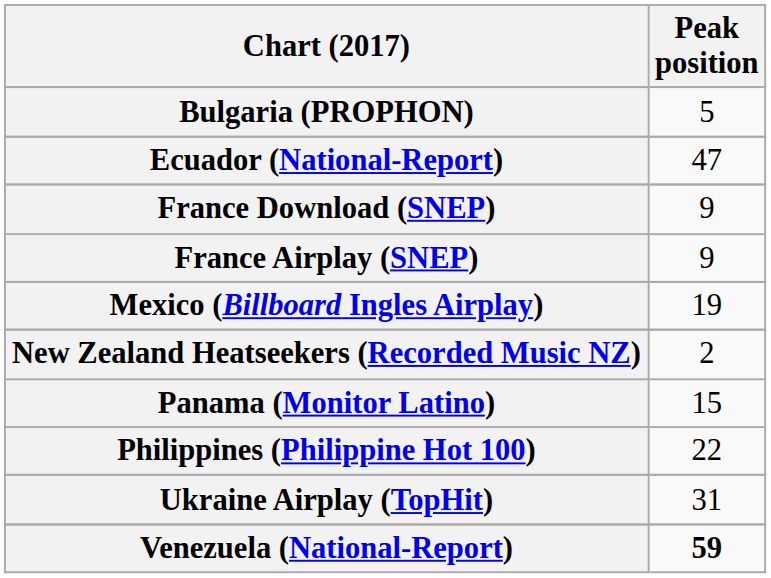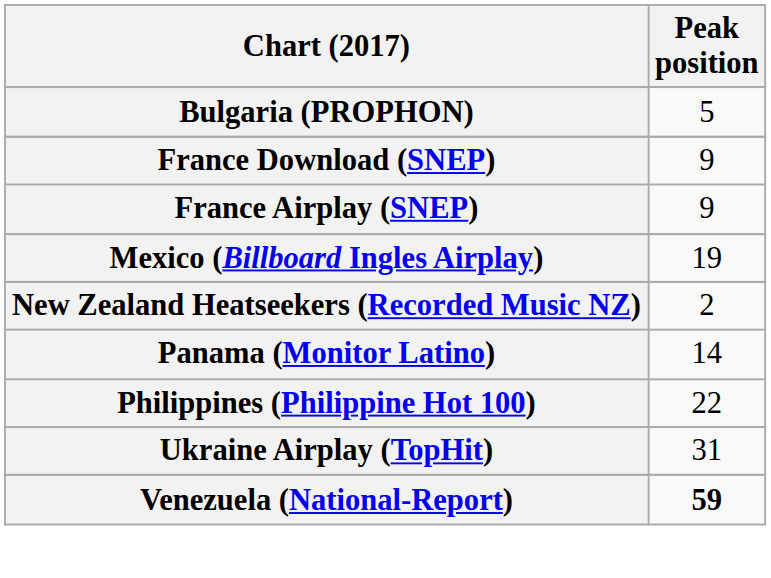- row: (326, 160)
(707, 402) 15 -> (707, 353) 14
